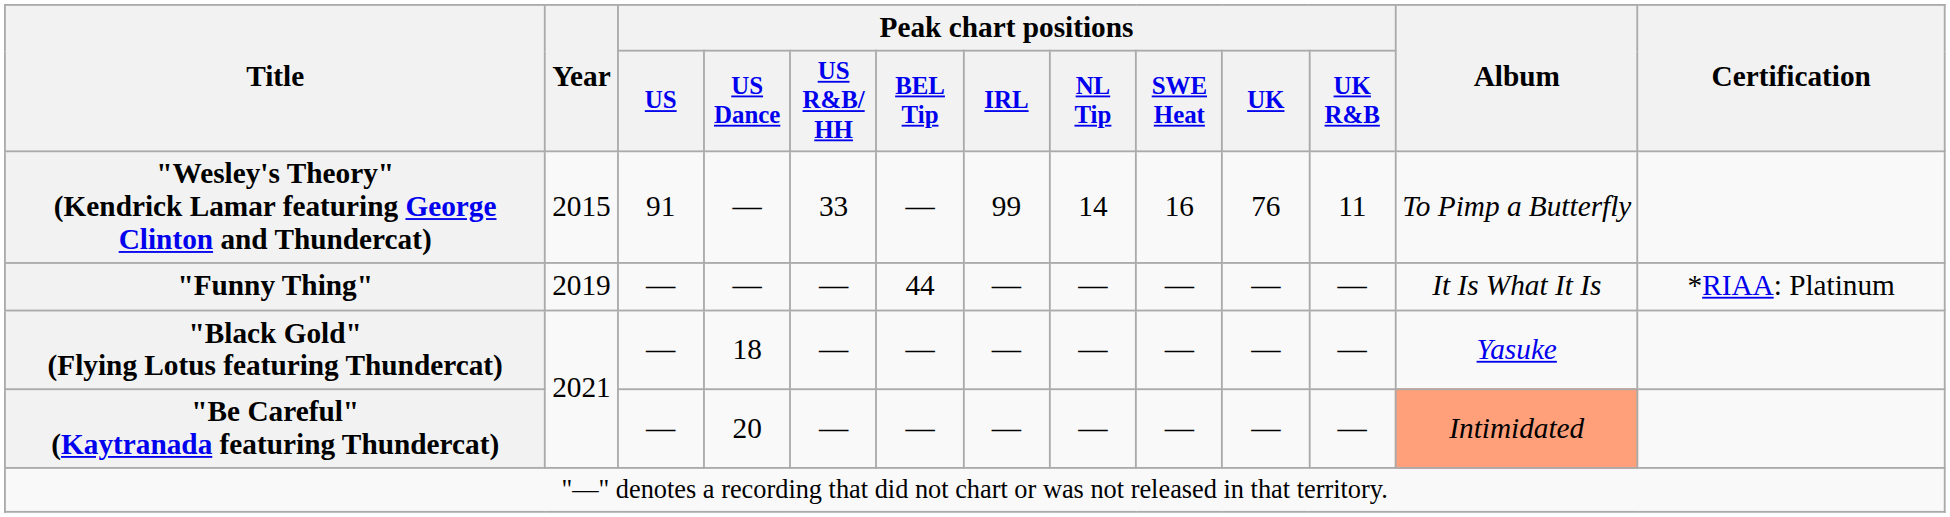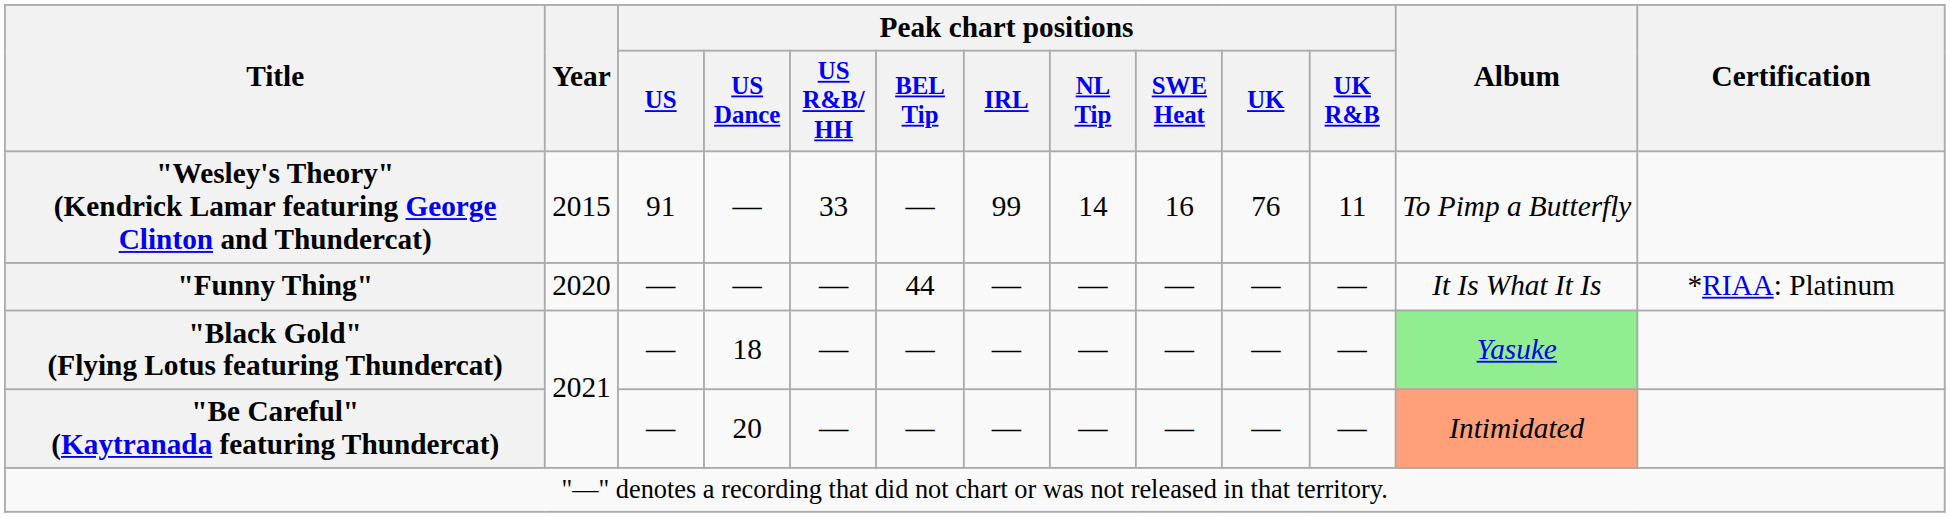(581, 286) 2019 -> (581, 286) 2020
(1517, 348) no background -> (1517, 348) lightgreen background
